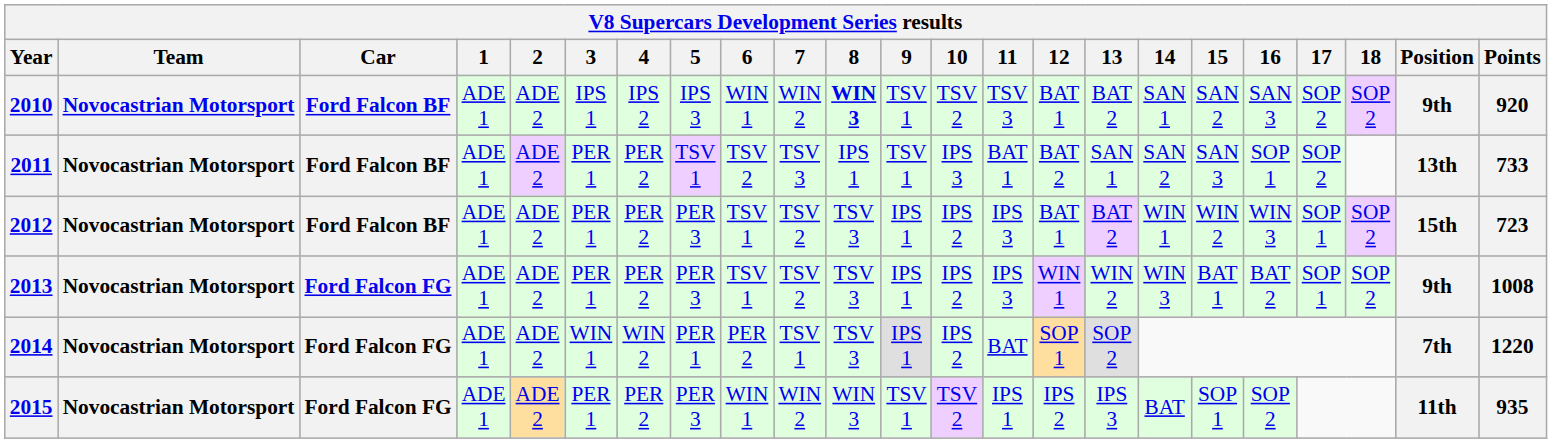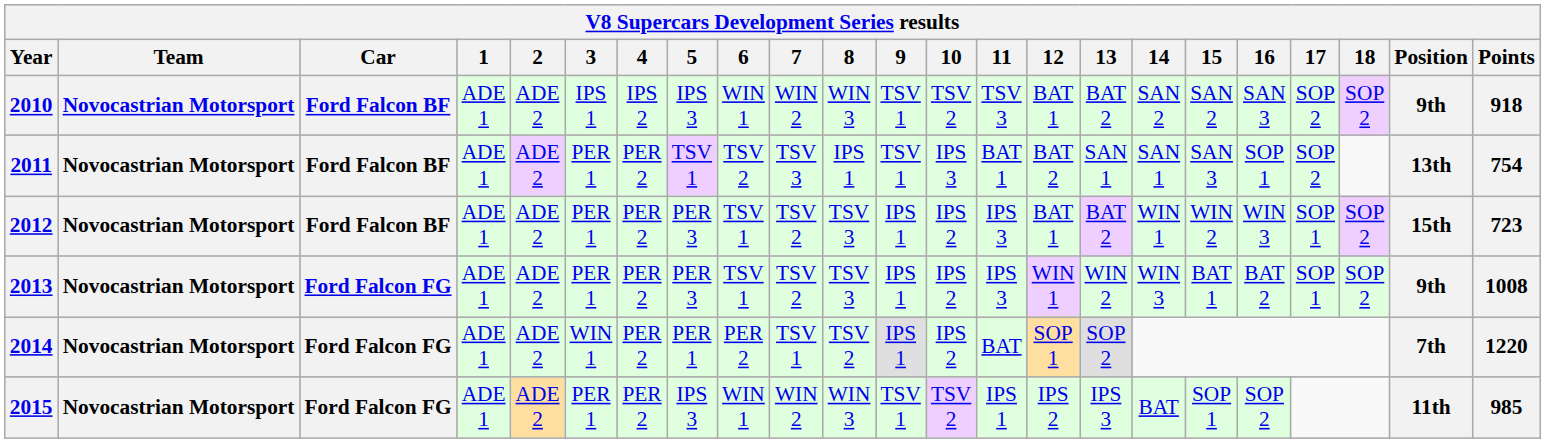(854, 104) bold -> (849, 104) normal
(1165, 104) SAN 1 -> (1159, 104) SAN 2
(1512, 104) 920 -> (1506, 104) 918
(1165, 165) SAN 2 -> (1159, 165) SAN 1
(1512, 165) 733 -> (1506, 165) 754
(644, 346) WIN 2 -> (642, 346) PER 2
(854, 346) TSV 3 -> (849, 346) TSV 2
(695, 406) PER 3 -> (692, 406) IPS 3
(1512, 406) 935 -> (1506, 406) 985
